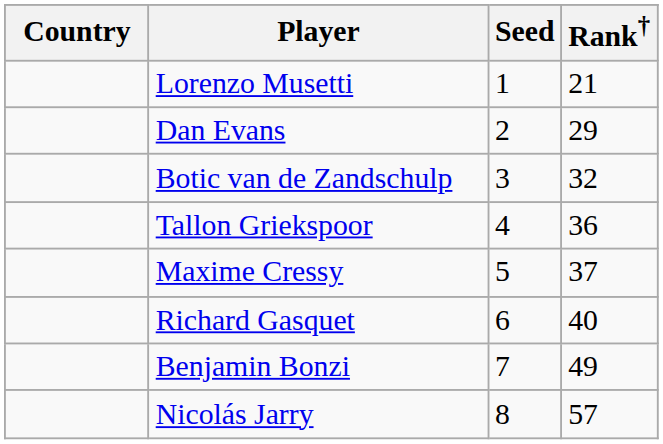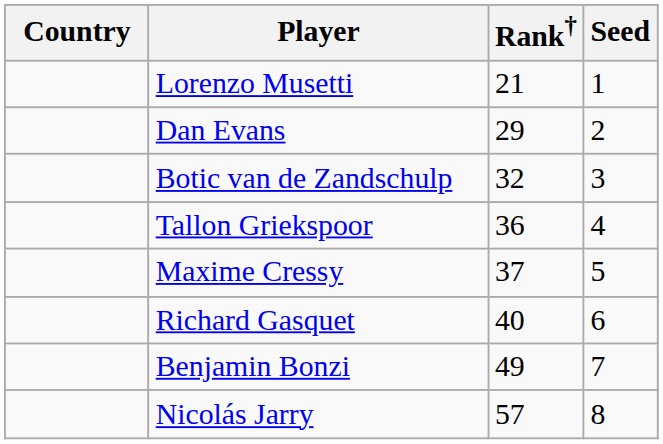columns swapped: (609, 32) <-> (525, 32)
